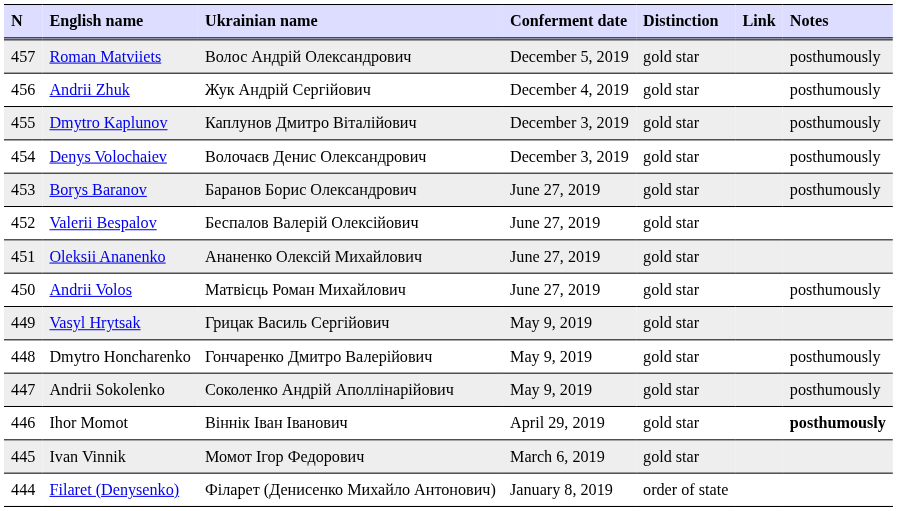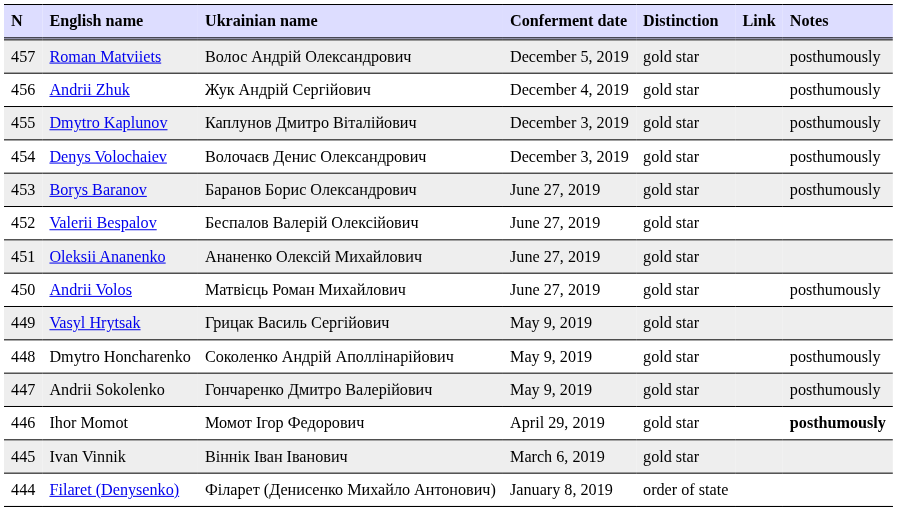(319, 356) Гончаренко Дмитро Валерійович -> (329, 356) Соколенко Андрій Аполлінарійович
(329, 389) Соколенко Андрій Аполлінарійович -> (319, 389) Гончаренко Дмитро Валерійович
(276, 423) Віннік Іван Іванович -> (285, 423) Момот Ігор Федорович
(285, 456) Момот Ігор Федорович -> (276, 456) Віннік Іван Іванович
